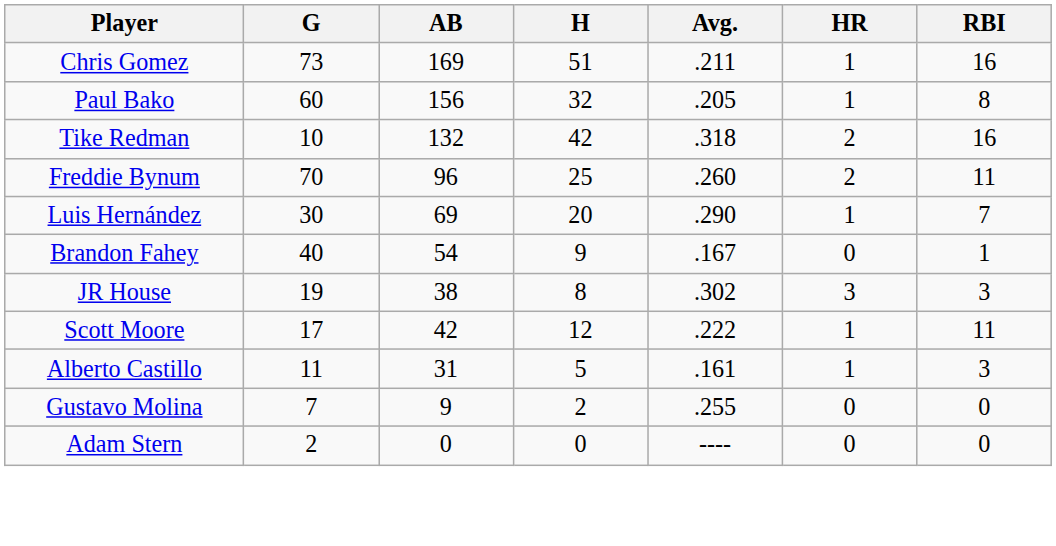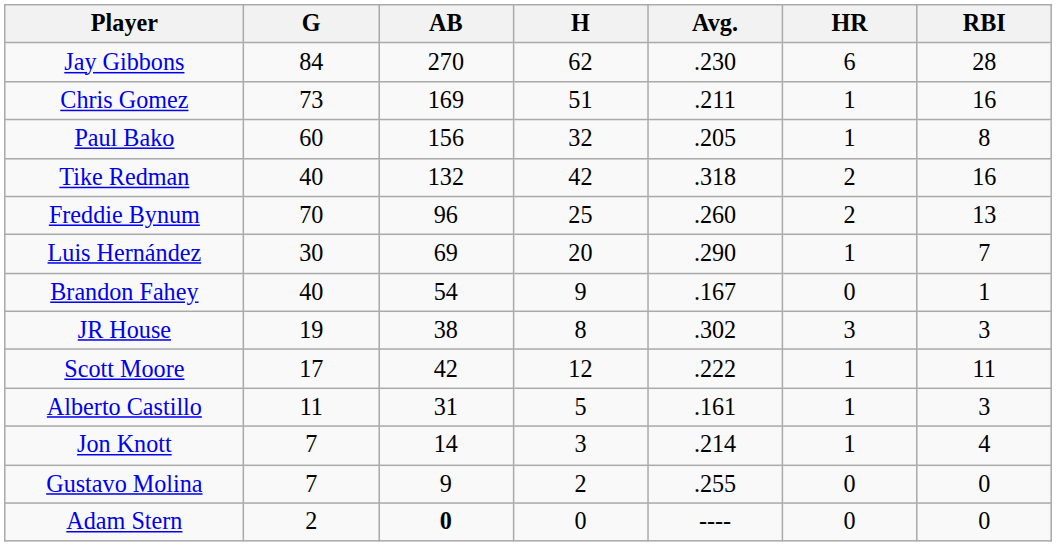+ row: (124, 61)
(311, 138) 10 -> (311, 176) 40
(984, 176) 11 -> (984, 215) 13
+ row: (124, 445)
(446, 445) normal -> (446, 521) bold
